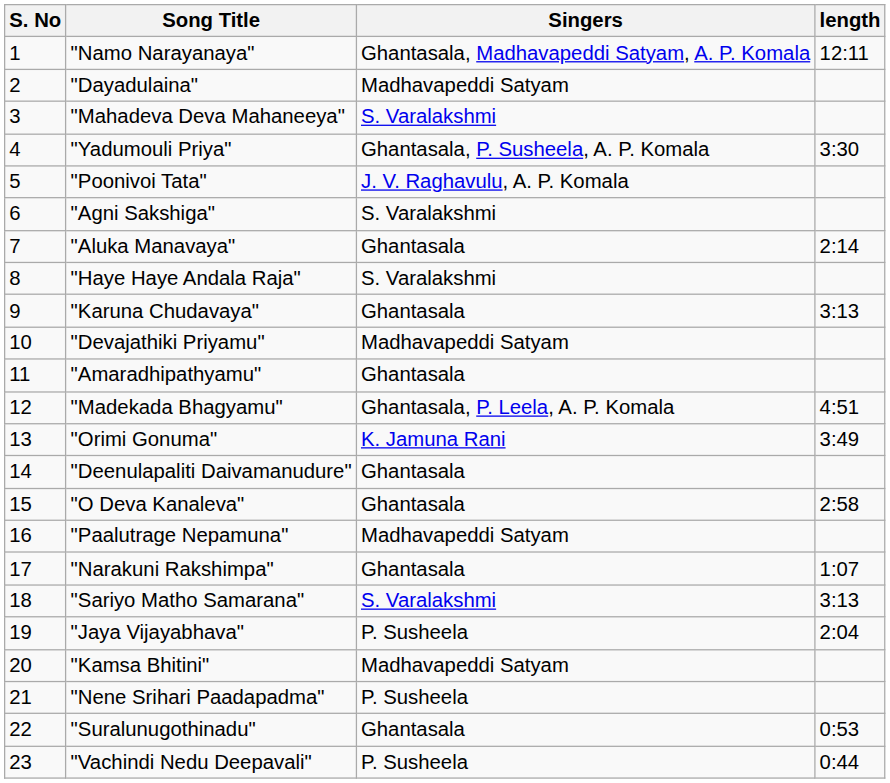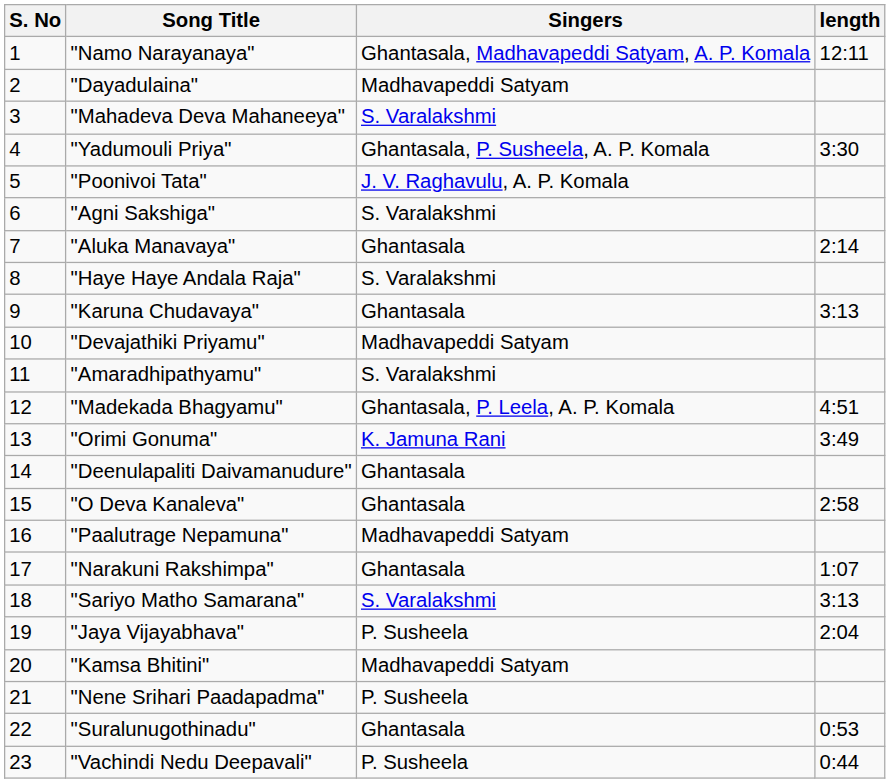(413, 375) Ghantasala -> (429, 375) S. Varalakshmi
